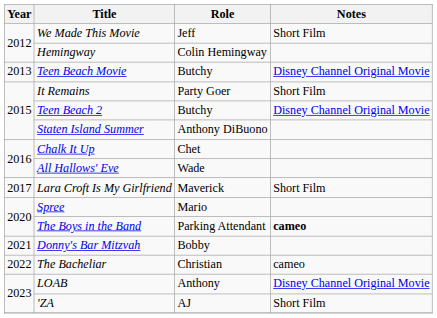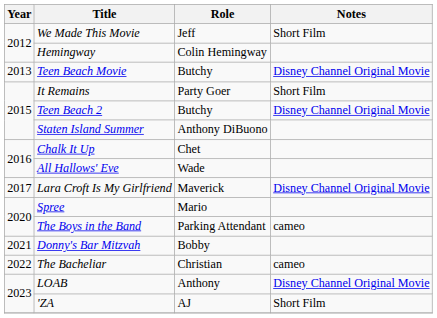(299, 187) Short Film -> (351, 187) Disney Channel Original Movie
(290, 226) bold -> (289, 226) normal
